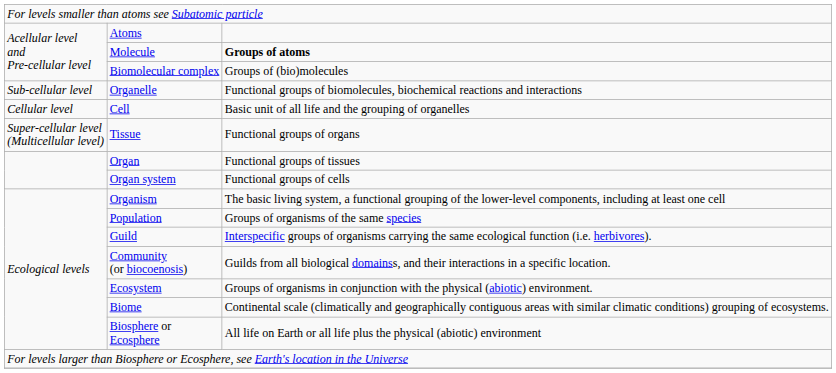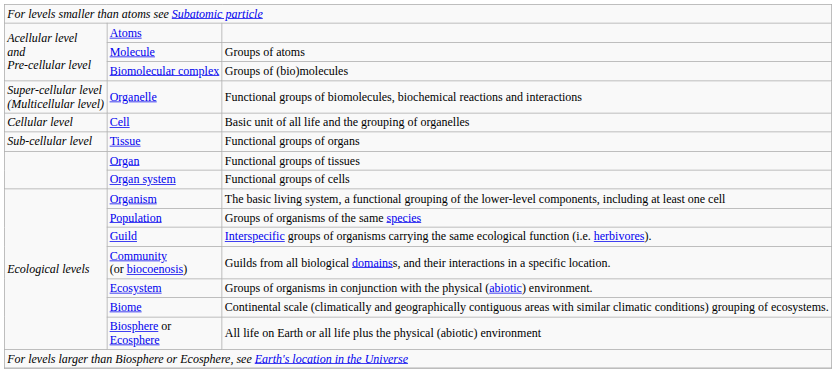(267, 52) bold -> (265, 52) normal
(50, 90) Sub-cellular level -> (56, 96) Super-cellular level (Multicellular level)
(56, 134) Super-cellular level (Multicellular level) -> (50, 141) Sub-cellular level
